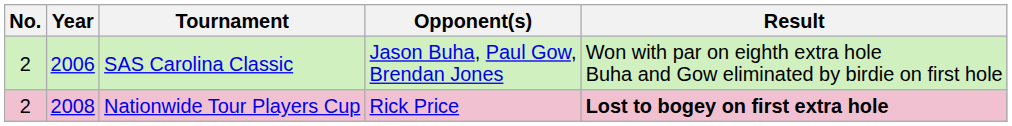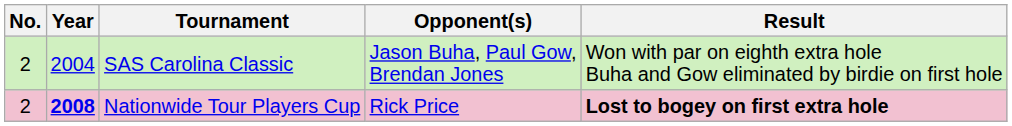(73, 63) 2006 -> (73, 63) 2004
(73, 106) normal -> (73, 106) bold
